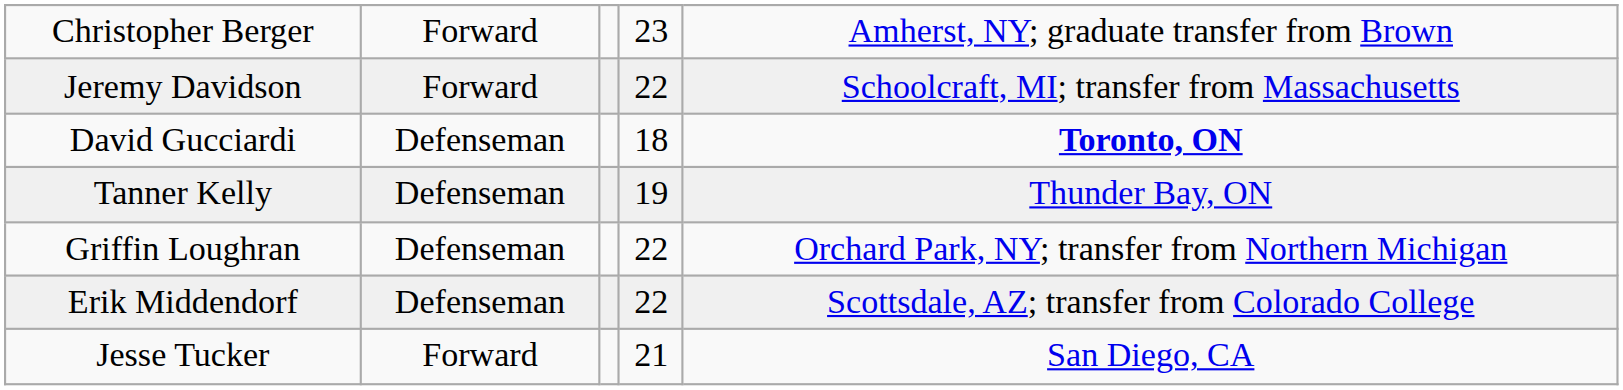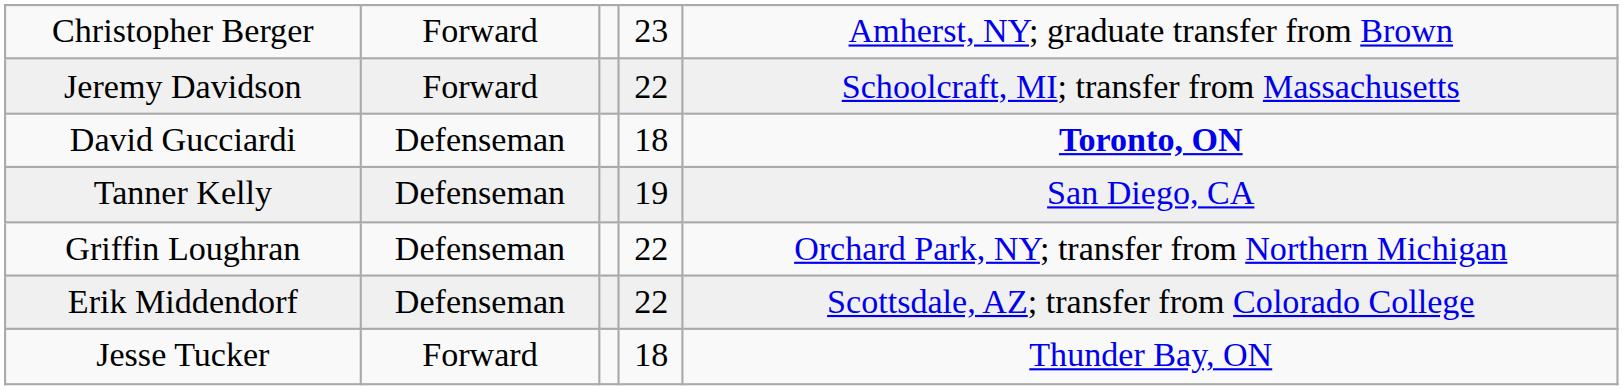(1151, 193) Thunder Bay, ON -> (1151, 193) San Diego, CA
(651, 355) 21 -> (651, 355) 18
(1151, 355) San Diego, CA -> (1151, 355) Thunder Bay, ON
